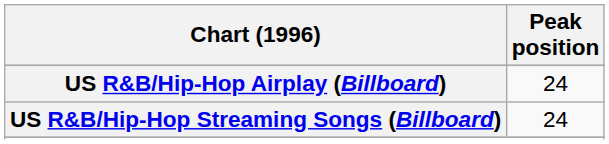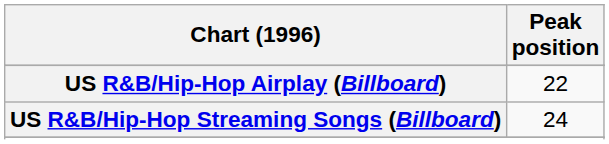(555, 83) 24 -> (555, 83) 22
